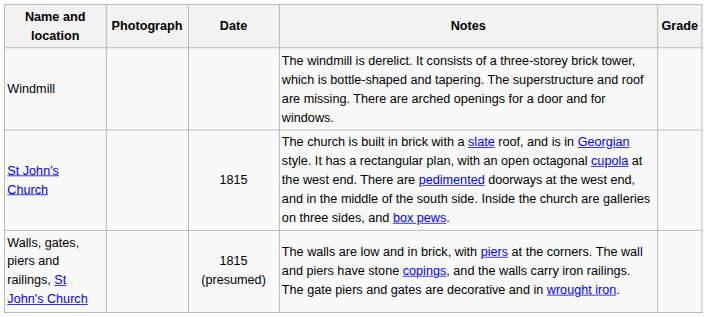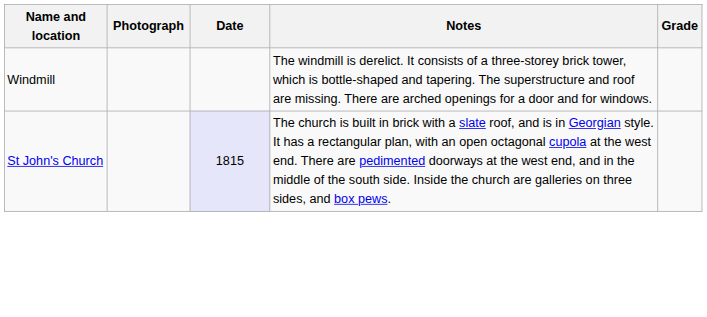(234, 180) no background -> (230, 161) lavender background
- row: (48, 271)
